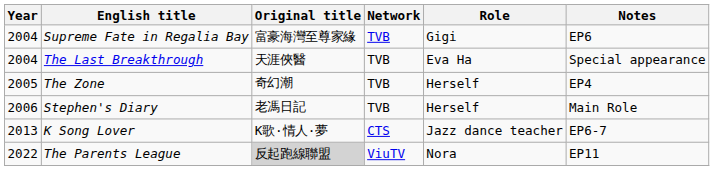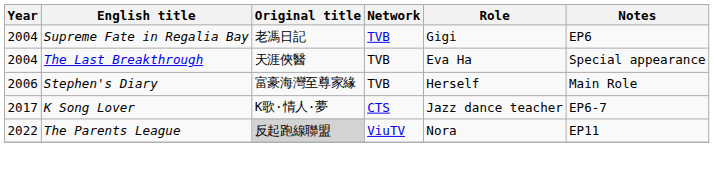(305, 36) 富豪海灣至尊家緣 -> (280, 36) 老馮日記
- row: (74, 84)
(280, 107) 老馮日記 -> (305, 83) 富豪海灣至尊家緣
(23, 131) 2013 -> (23, 107) 2017
